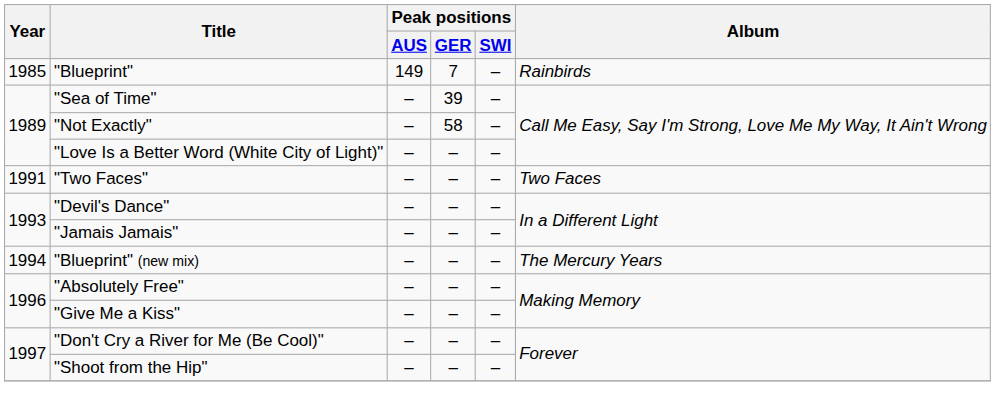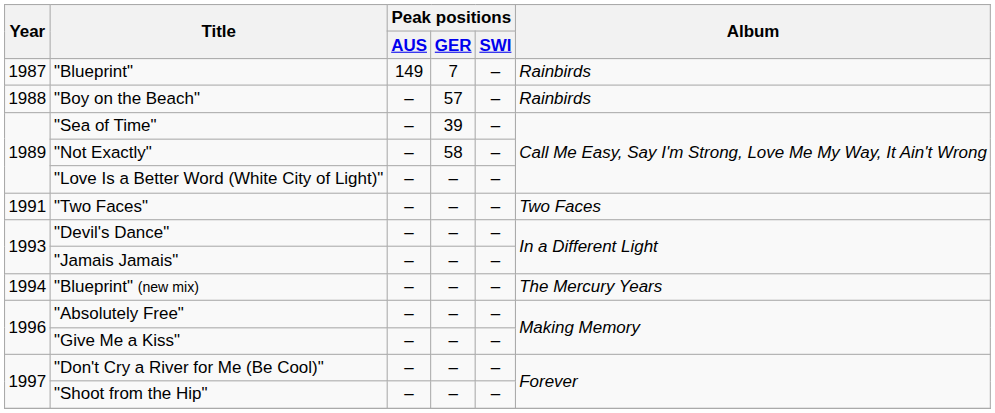(27, 71) 1985 -> (27, 71) 1987
+ row: (127, 98)
